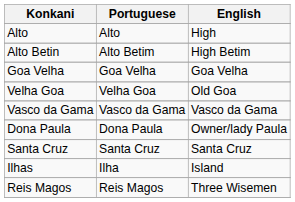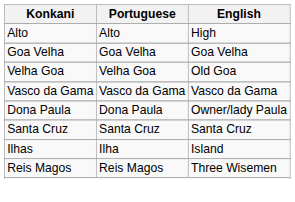- row: (33, 52)
